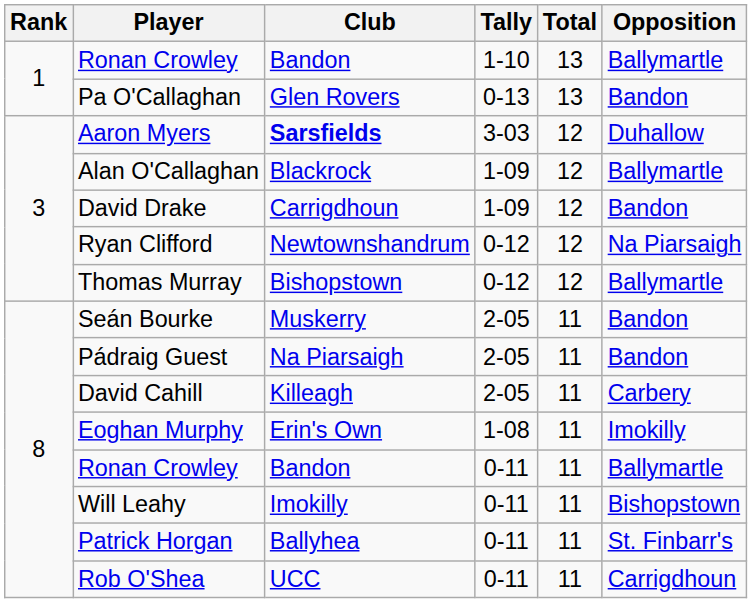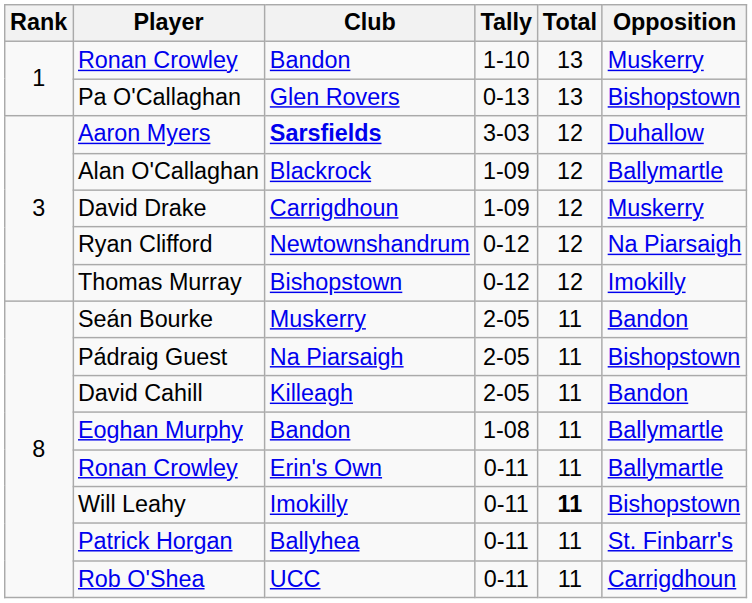(665, 60) Ballymartle -> (656, 60) Muskerry
(648, 97) Bandon -> (674, 97) Bishopstown
(648, 208) Bandon -> (656, 208) Muskerry
(665, 282) Ballymartle -> (647, 282) Imokilly
(648, 356) Bandon -> (674, 356) Bishopstown
(649, 393) Carbery -> (648, 393) Bandon
(326, 430) Erin's Own -> (310, 430) Bandon
(647, 430) Imokilly -> (665, 430) Ballymartle
(310, 467) Bandon -> (326, 467) Erin's Own
(570, 504) normal -> (570, 504) bold
